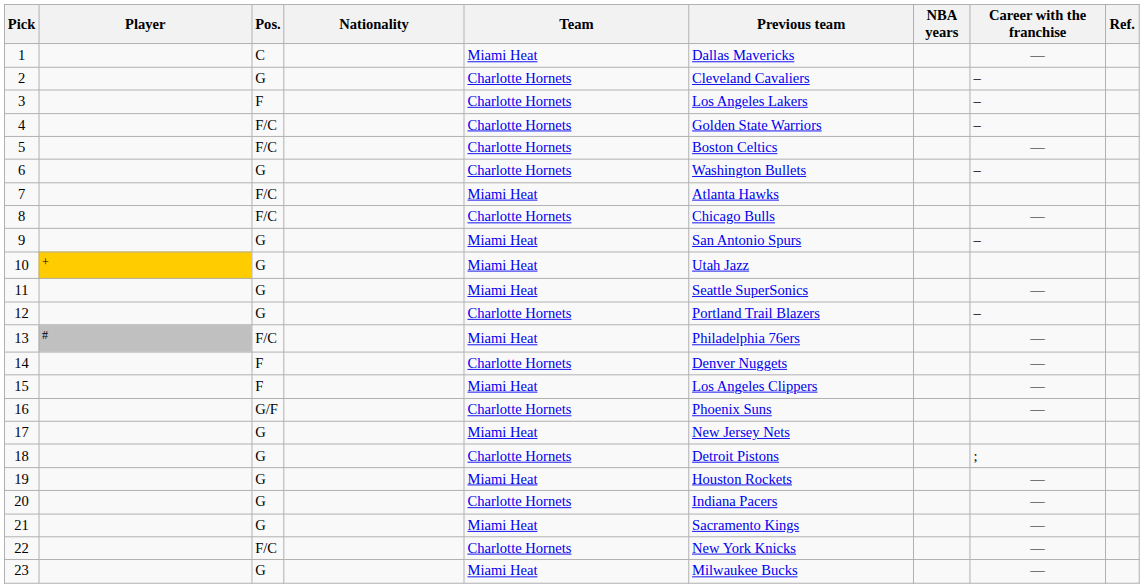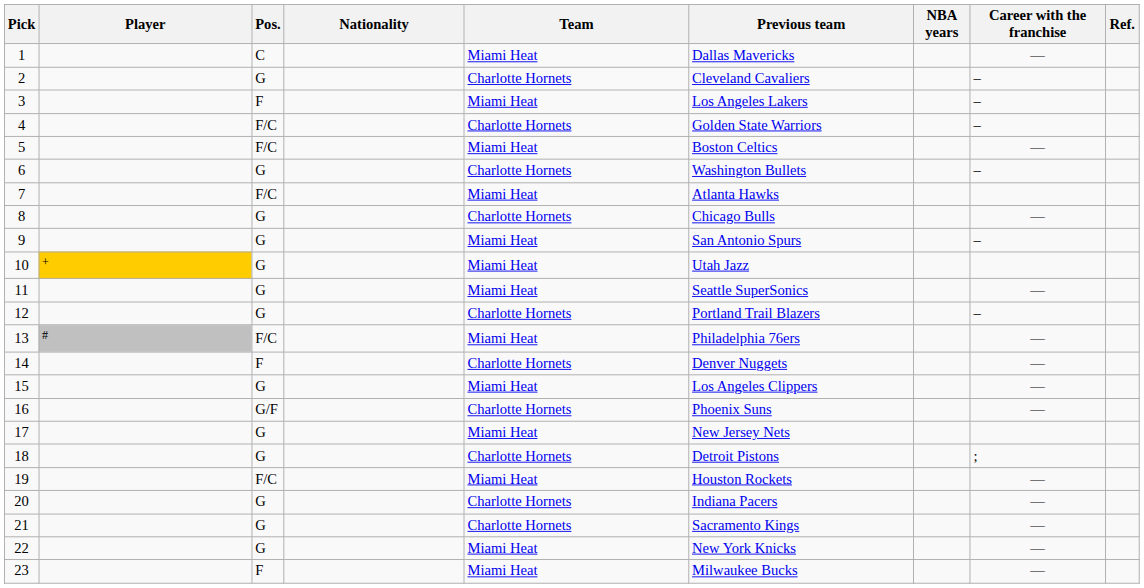(519, 101) Charlotte Hornets -> (502, 101) Miami Heat
(519, 147) Charlotte Hornets -> (502, 147) Miami Heat
(266, 217) F/C -> (260, 217) G
(259, 386) F -> (260, 386) G
(260, 479) G -> (266, 479) F/C
(502, 525) Miami Heat -> (519, 525) Charlotte Hornets
(266, 548) F/C -> (260, 548) G
(519, 548) Charlotte Hornets -> (502, 548) Miami Heat
(260, 571) G -> (259, 571) F
